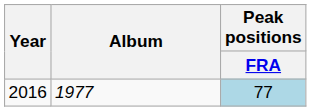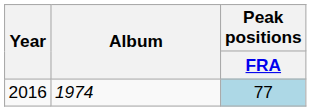(74, 92) 1977 -> (74, 92) 1974
